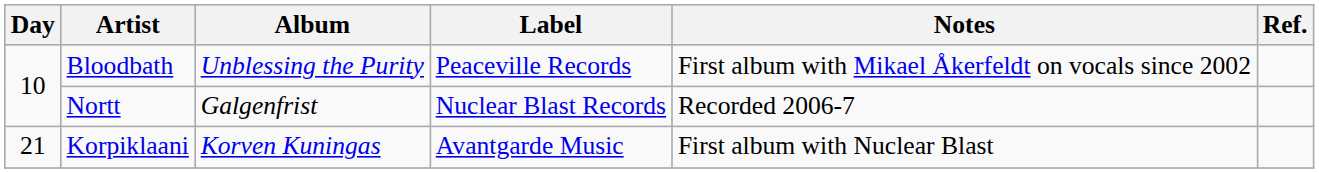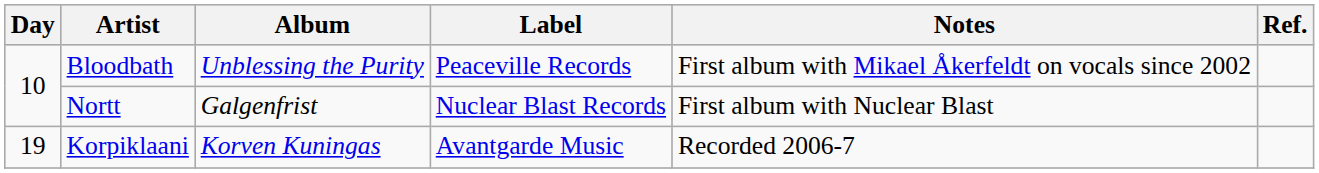(766, 106) Recorded 2006-7 -> (836, 106) First album with Nuclear Blast
(33, 146) 21 -> (33, 146) 19
(836, 146) First album with Nuclear Blast -> (766, 146) Recorded 2006-7
